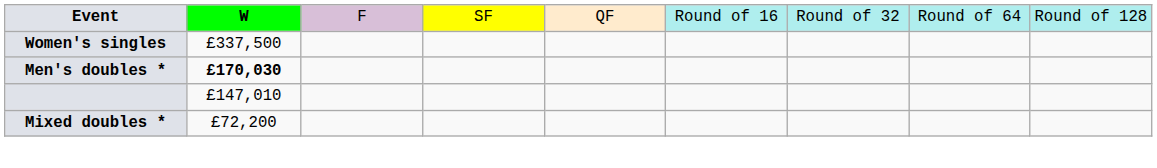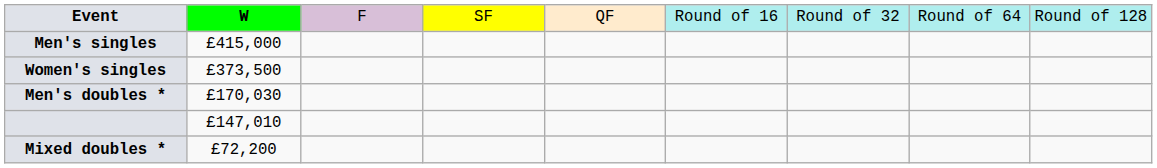+ row: (96, 44)
(244, 44) £337,500 -> (244, 70) £373,500
(244, 70) bold -> (244, 97) normal
